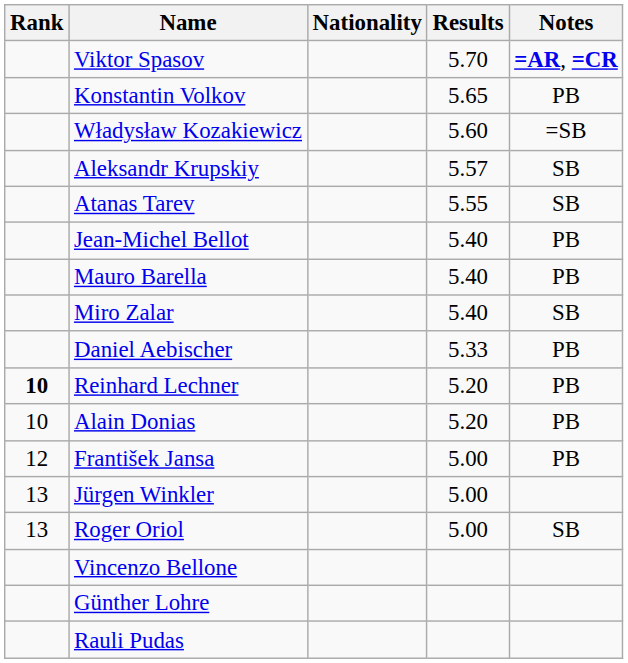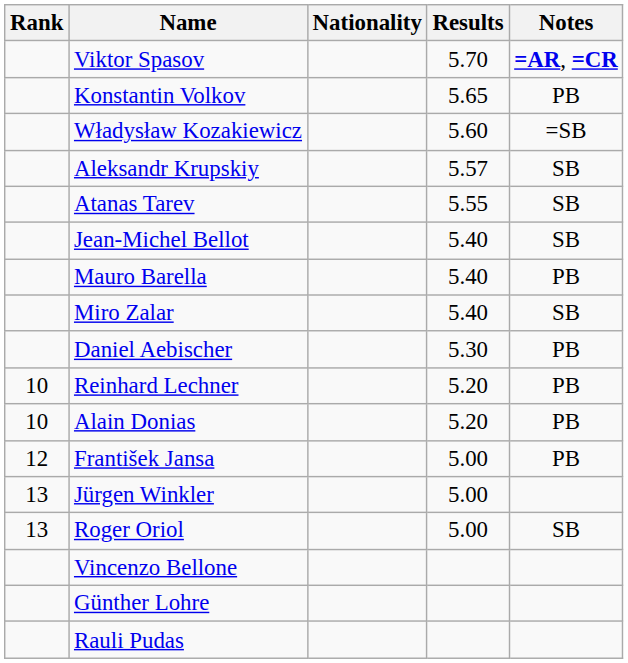(566, 240) PB -> (566, 240) SB
(468, 349) 5.33 -> (468, 349) 5.30
(37, 385) bold -> (37, 385) normal
